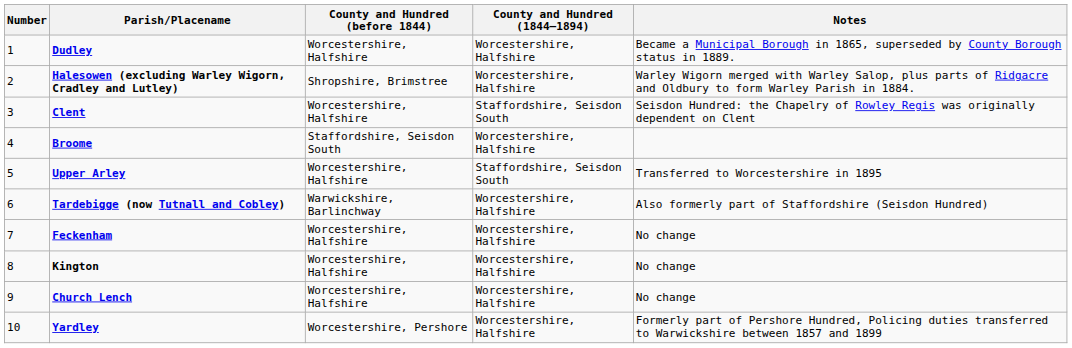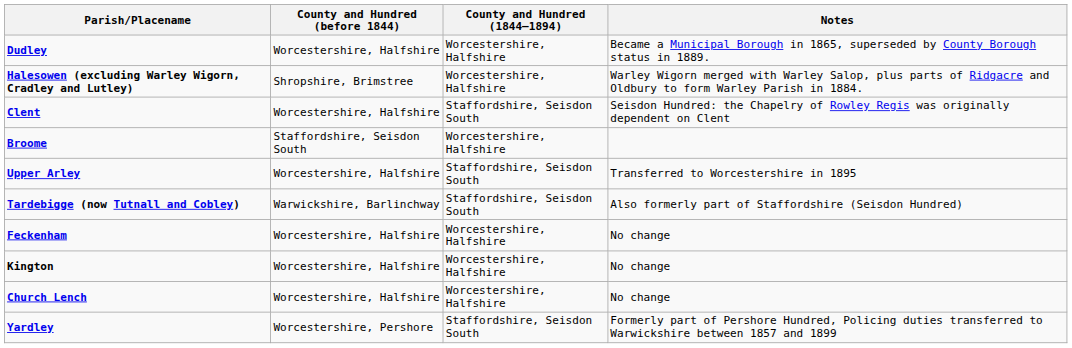- column: (27, 20)
(525, 204) Worcestershire, Halfshire -> (519, 204) Staffordshire, Seisdon South
(525, 327) Worcestershire, Halfshire -> (519, 327) Staffordshire, Seisdon South
